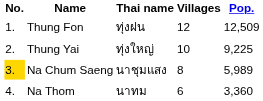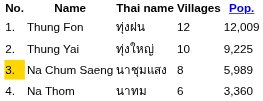(242, 27) 12,509 -> (242, 27) 12,009
